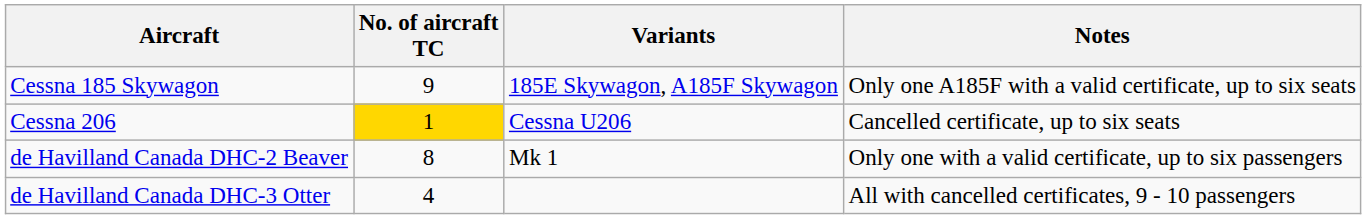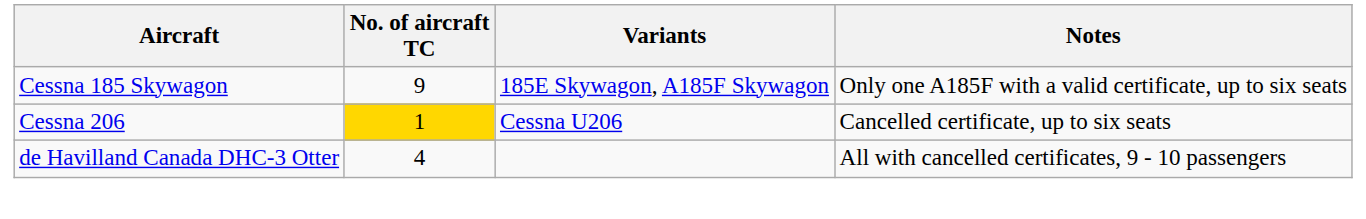- row: (179, 158)
